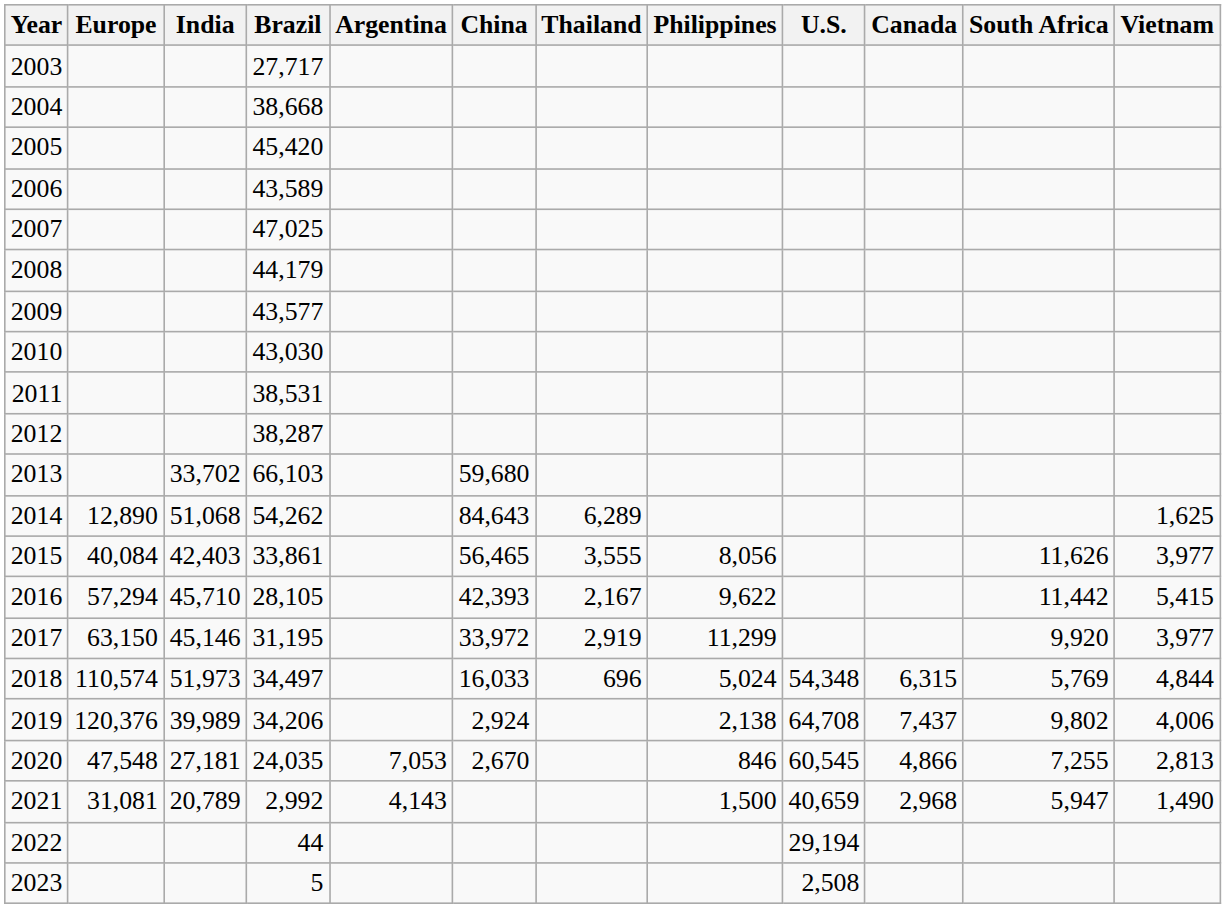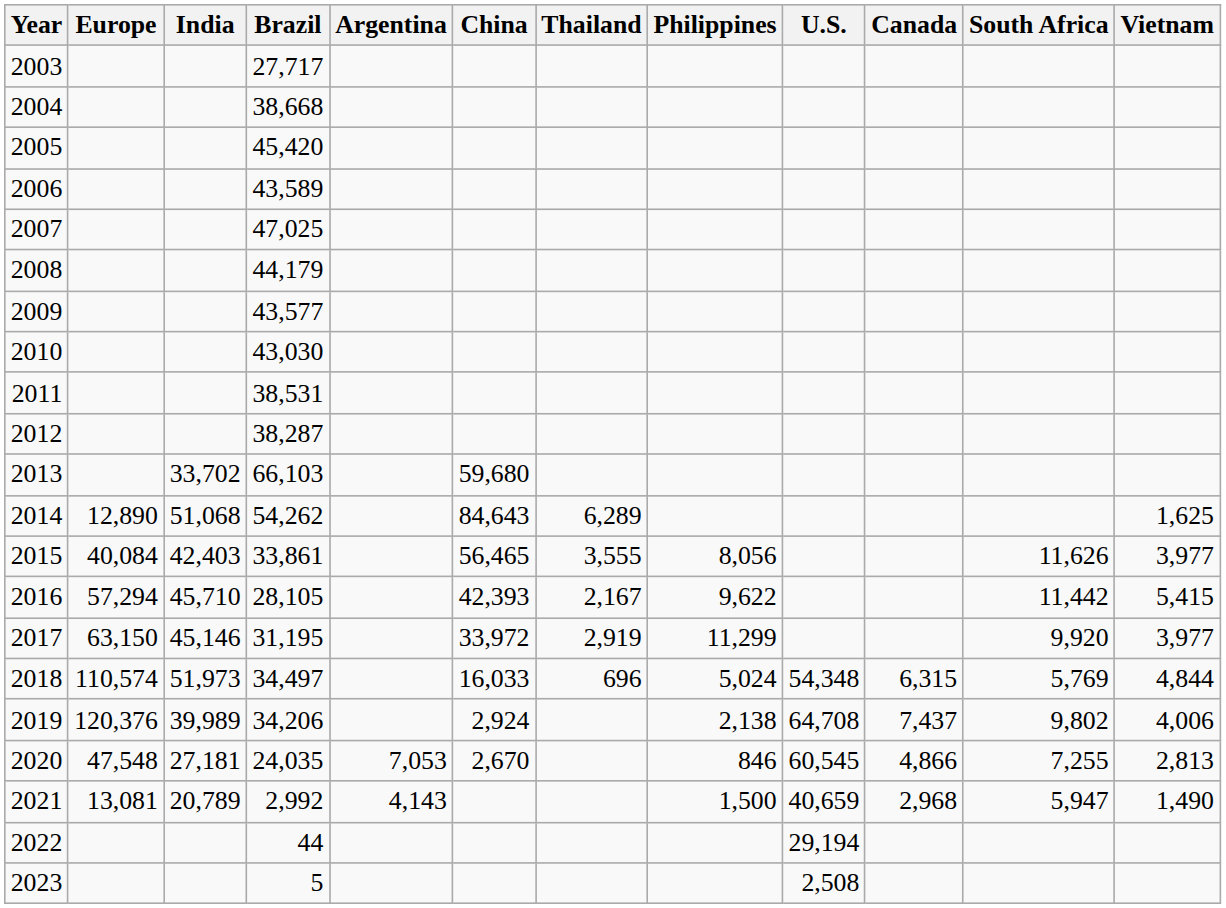(122, 801) 31,081 -> (122, 801) 13,081
